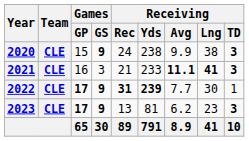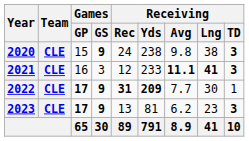(181, 52) 9.9 -> (181, 52) 9.8
(125, 70) 21 -> (125, 70) 12
(151, 89) 239 -> (151, 89) 209
